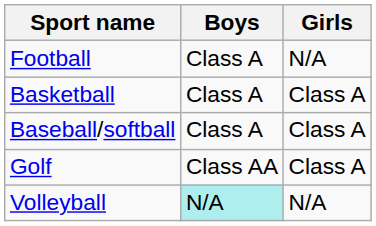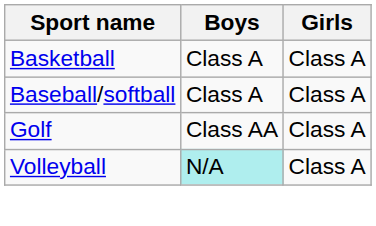- row: (50, 58)
(307, 202) N/A -> (327, 166) Class A
